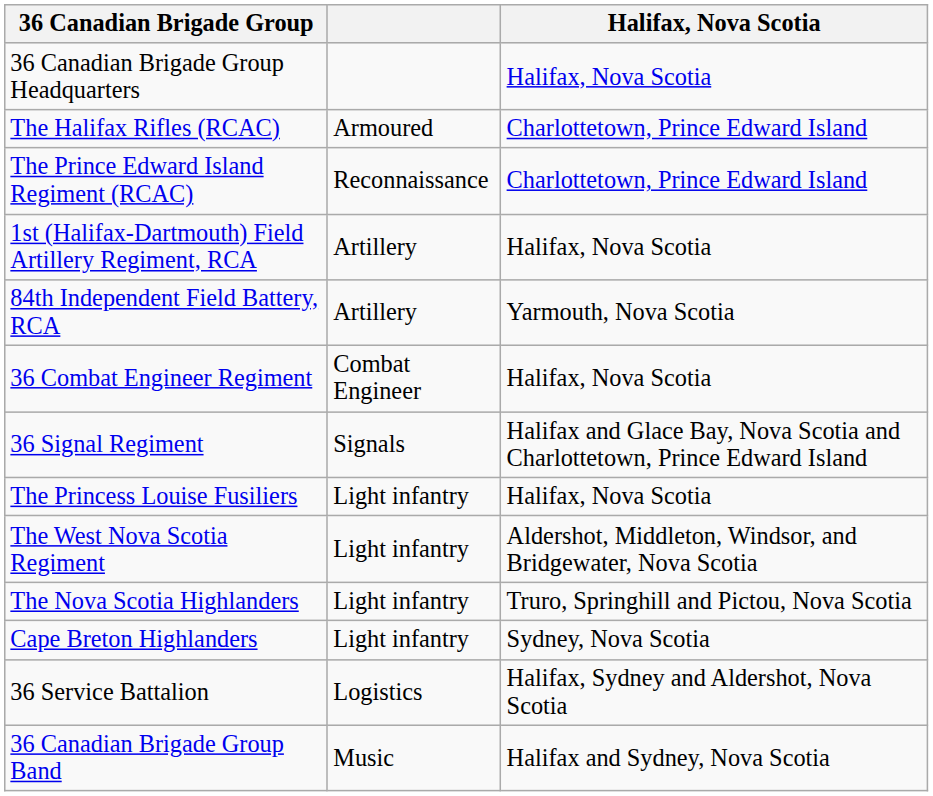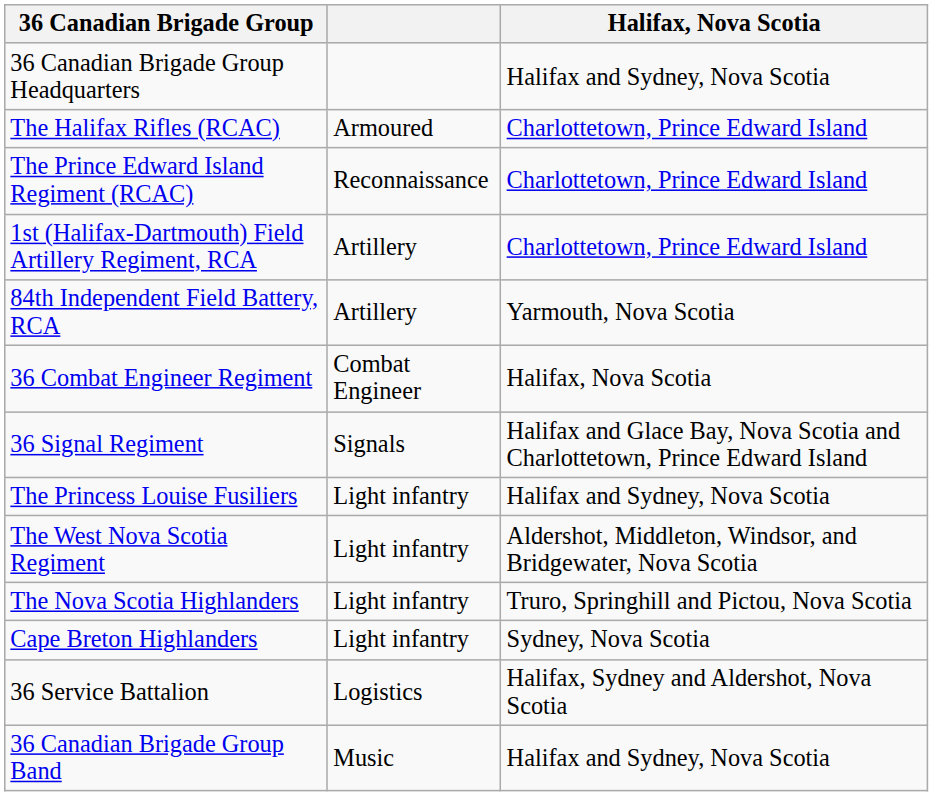(609, 76) Halifax, Nova Scotia -> (668, 76) Halifax and Sydney, Nova Scotia
(609, 246) Halifax, Nova Scotia -> (687, 246) Charlottetown, Prince Edward Island
(609, 496) Halifax, Nova Scotia -> (668, 496) Halifax and Sydney, Nova Scotia
